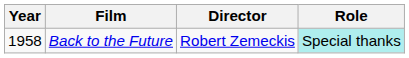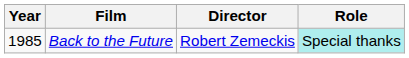(25, 40) 1958 -> (25, 40) 1985
